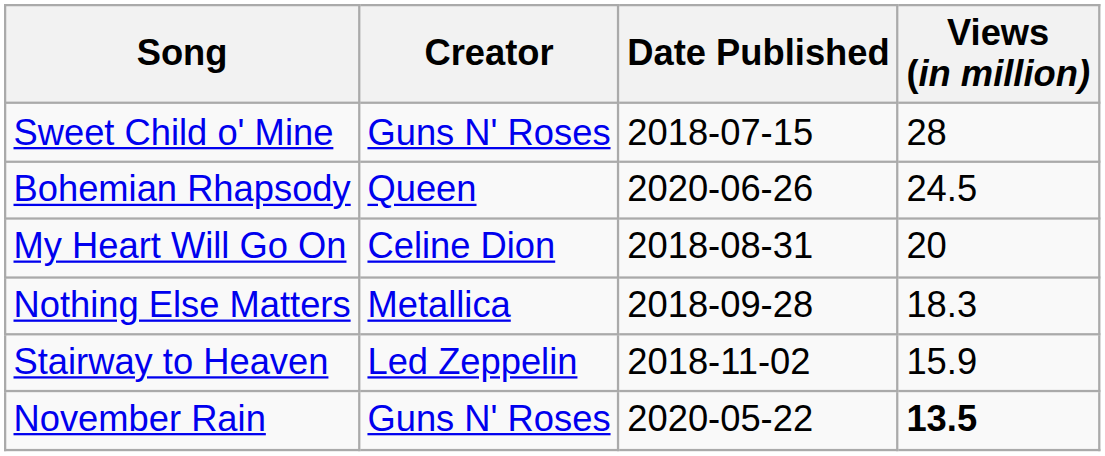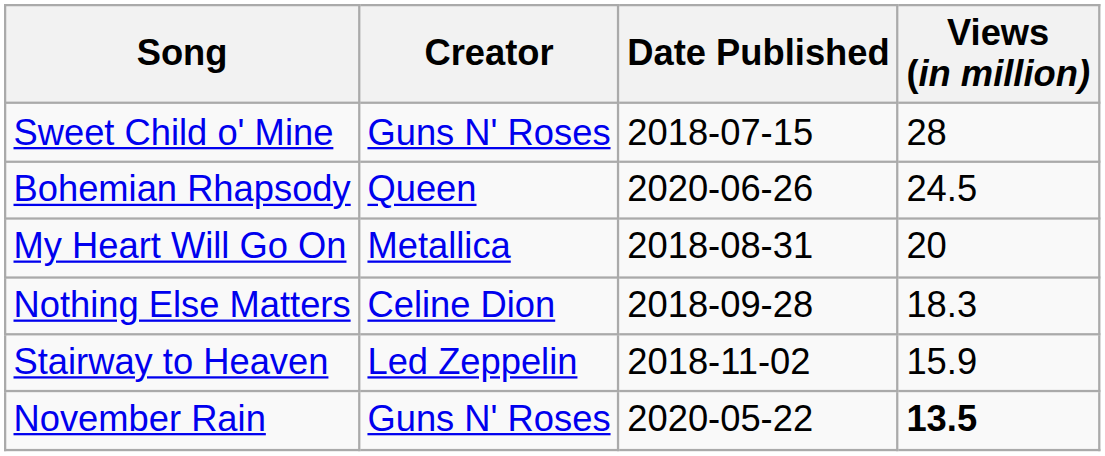(461, 246) Celine Dion -> (439, 246) Metallica
(439, 304) Metallica -> (461, 304) Celine Dion
